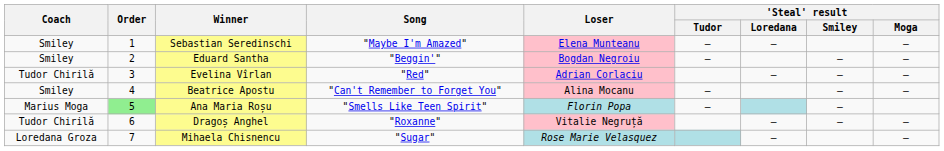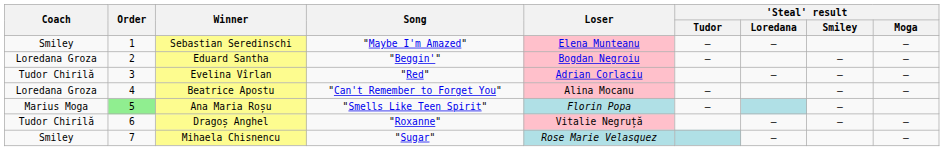(56, 59) Smiley -> (56, 59) Loredana Groza
(56, 91) Smiley -> (56, 91) Loredana Groza
(56, 138) Loredana Groza -> (56, 138) Smiley
